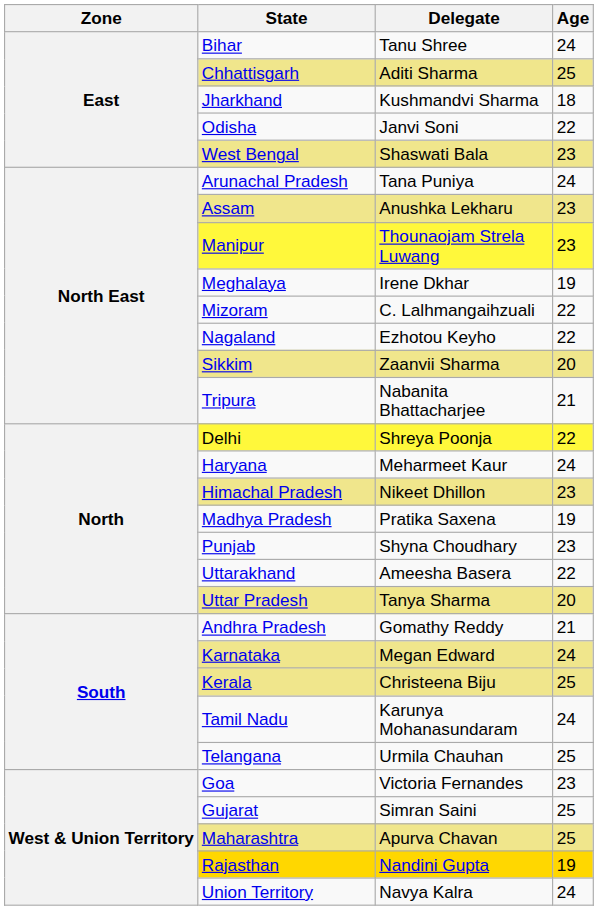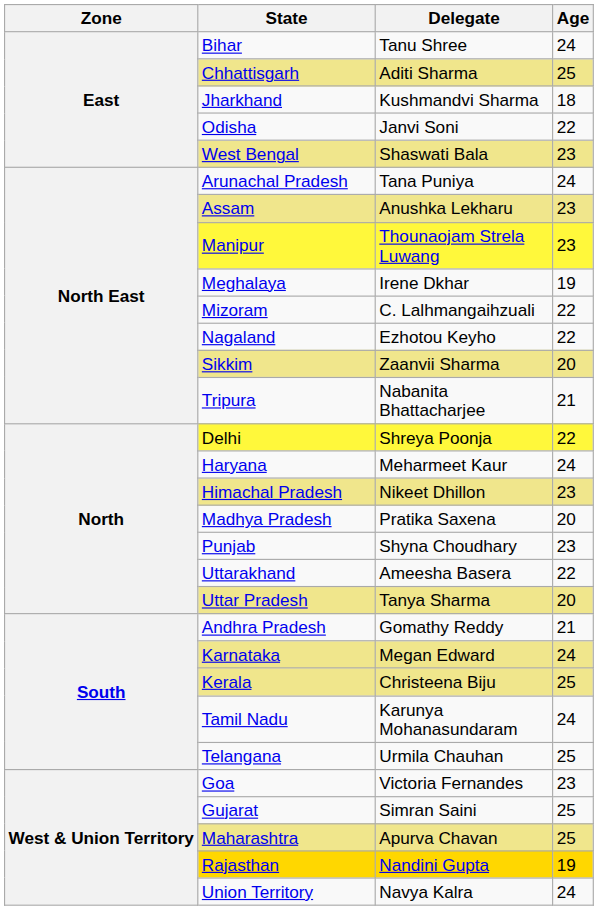(566, 519) 19 -> (566, 519) 20
